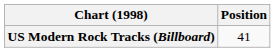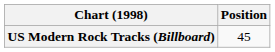(244, 36) 41 -> (244, 36) 45
